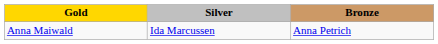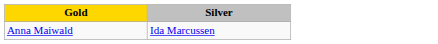- column: (362, 13)
